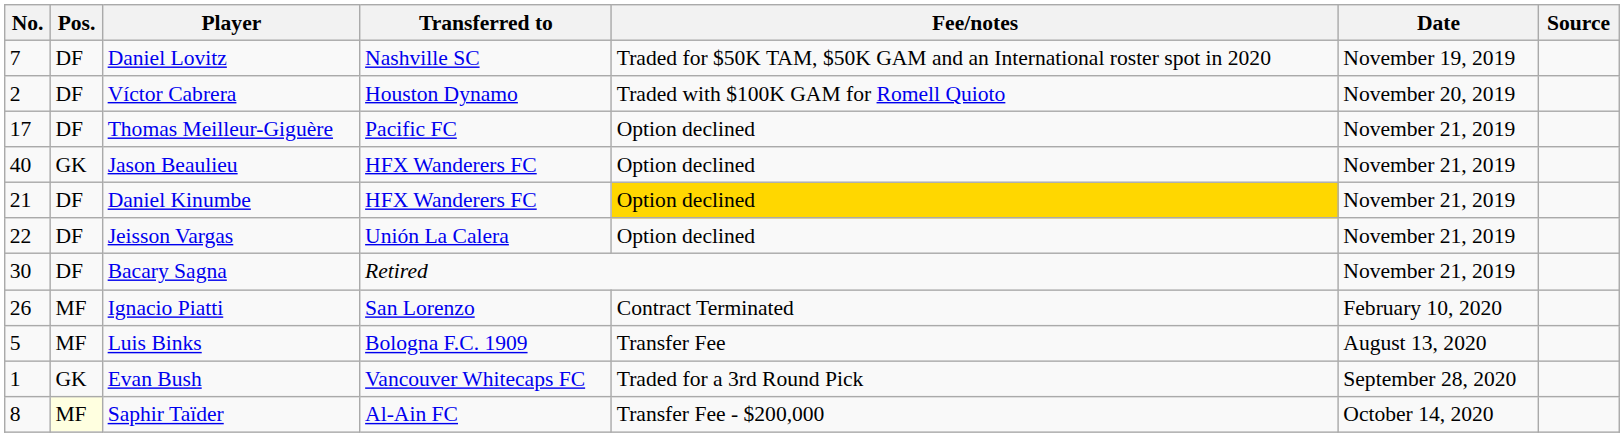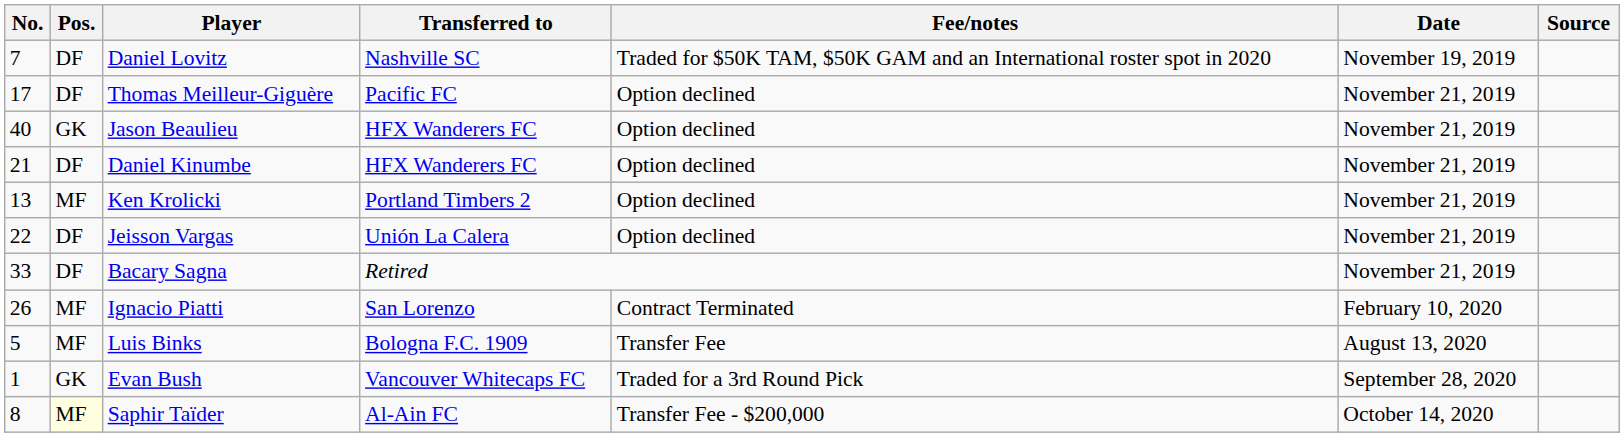- row: (172, 93)
(686, 200) gold background -> (686, 164) no background
+ row: (164, 200)
(21, 271) 30 -> (21, 271) 33
